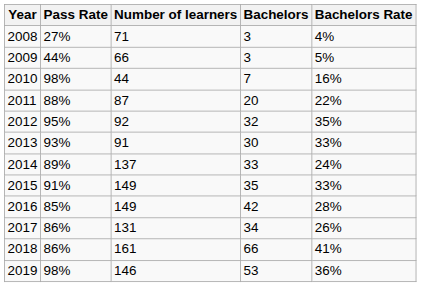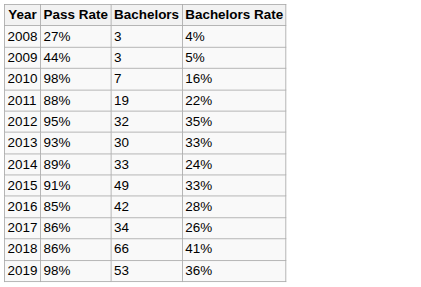- column: (176, 15)
(251, 100) 20 -> (122, 100) 19
(251, 185) 35 -> (122, 185) 49
